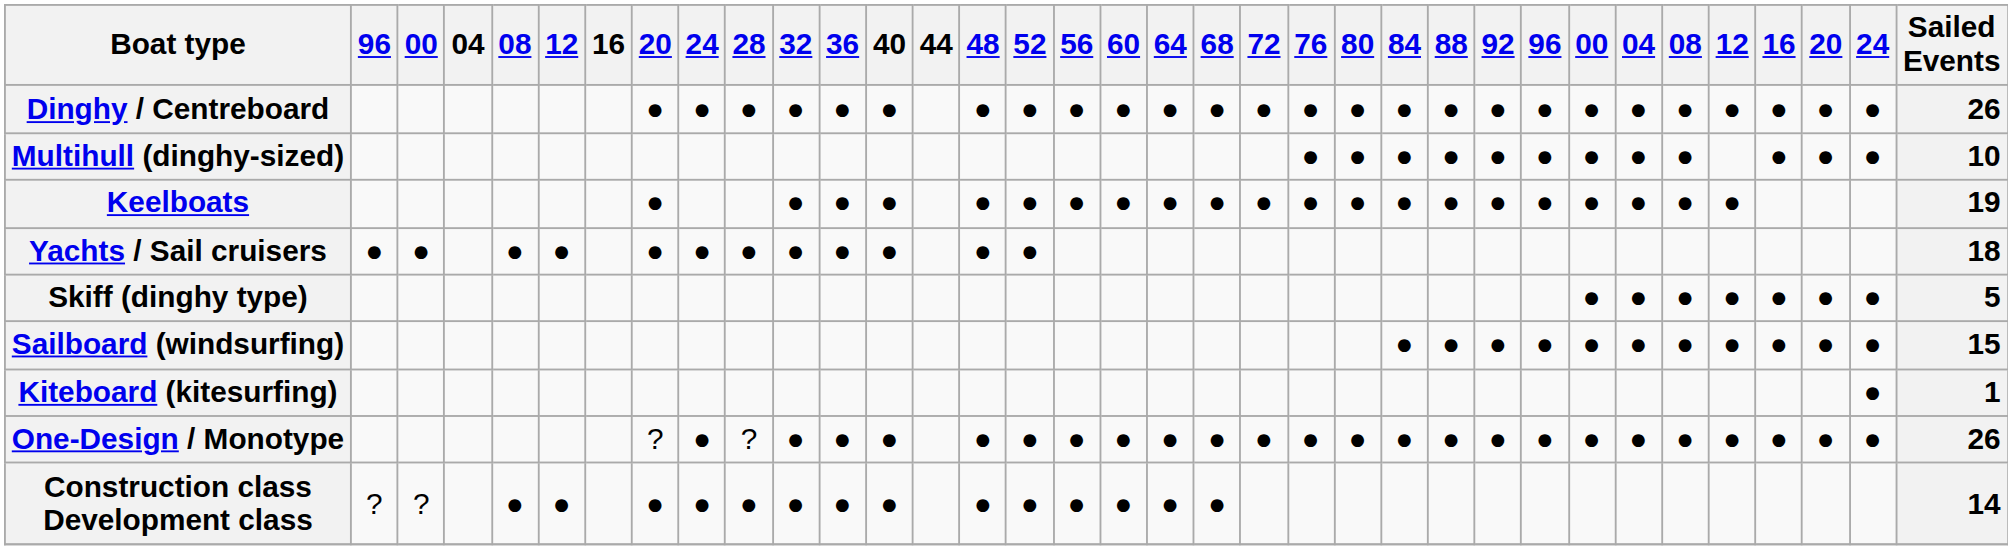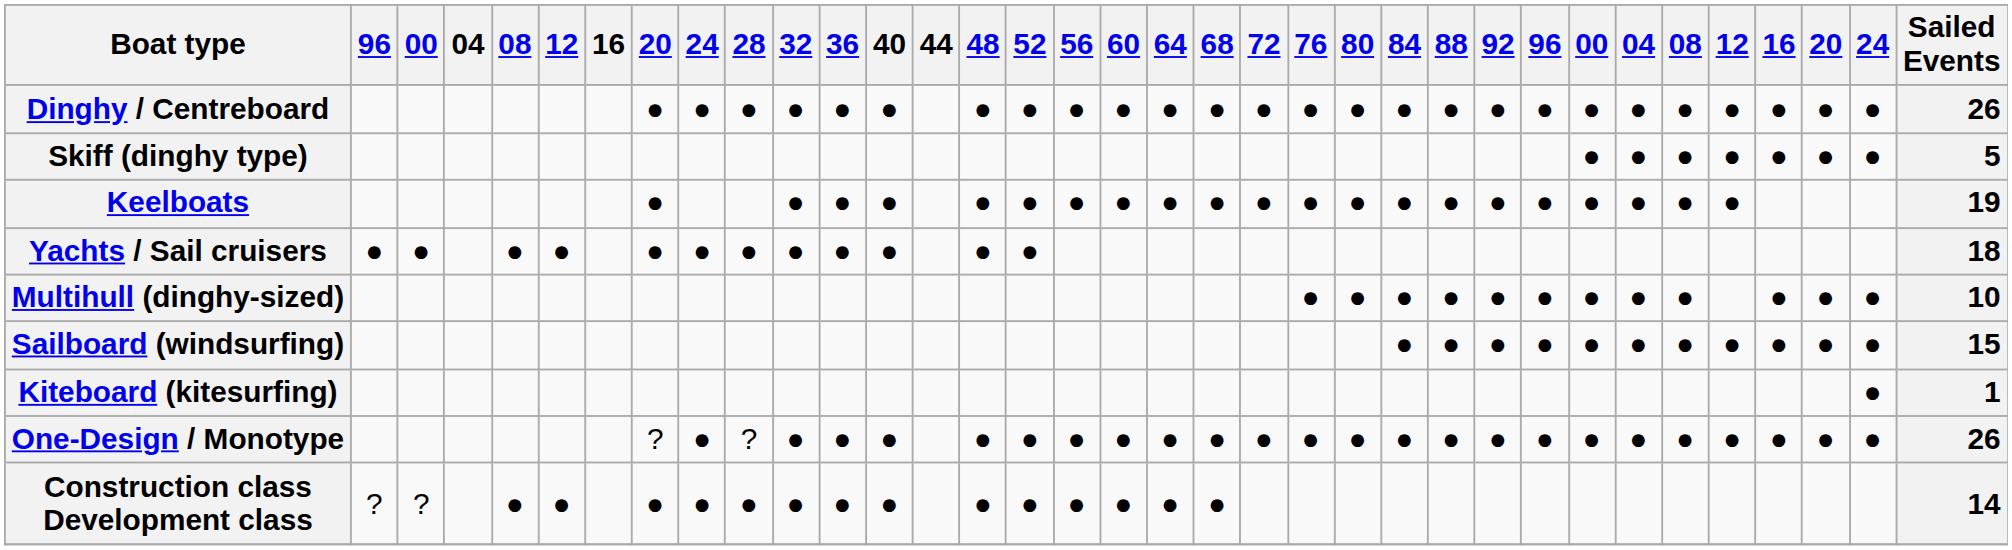rows swapped: (178, 297) <-> (178, 155)
